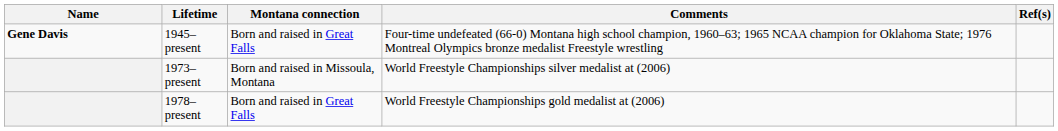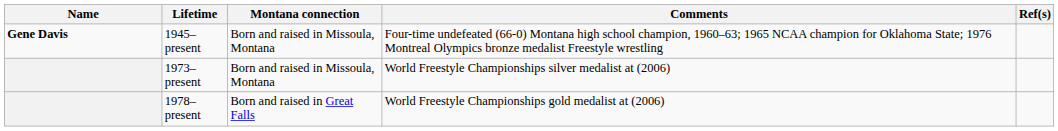(292, 41) Born and raised in Great Falls -> (302, 41) Born and raised in Missoula, Montana
